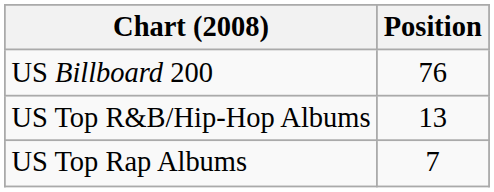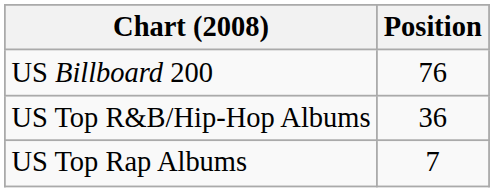(433, 117) 13 -> (433, 117) 36
